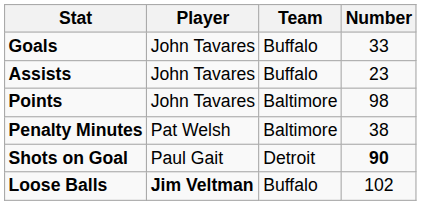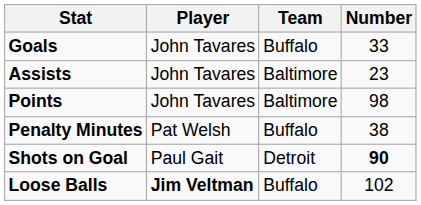(290, 74) Buffalo -> (300, 74) Baltimore
(300, 130) Baltimore -> (290, 130) Buffalo
